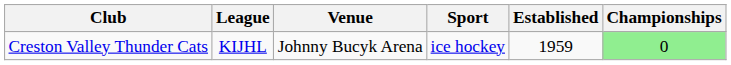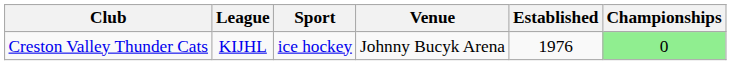columns swapped: (468, 18) <-> (350, 18)
(556, 45) 1959 -> (556, 45) 1976
